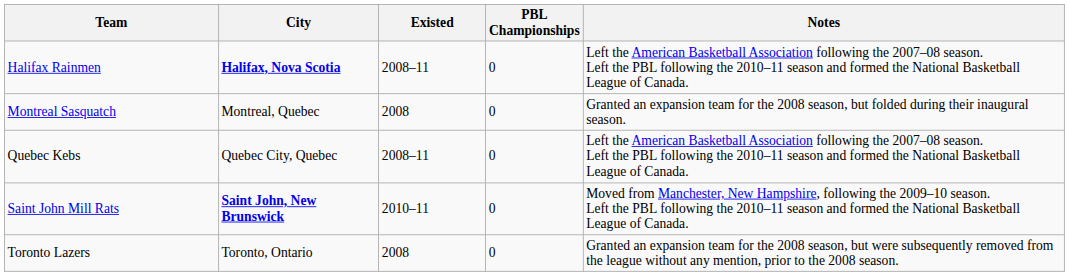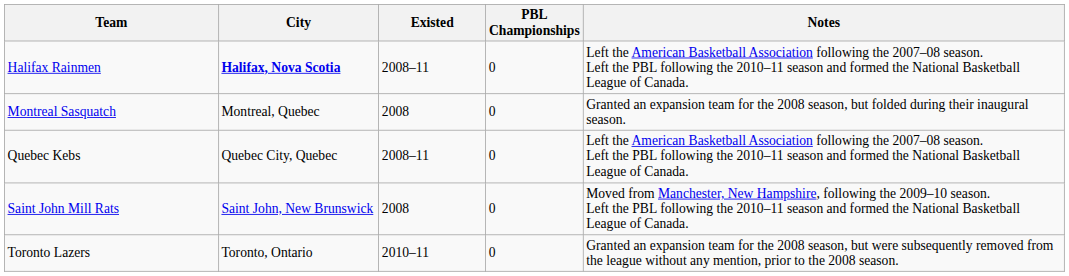(269, 208) bold -> (297, 208) normal
(405, 208) 2010–11 -> (395, 208) 2008
(395, 253) 2008 -> (405, 253) 2010–11
